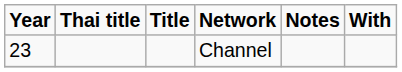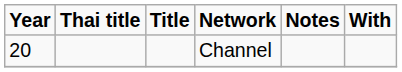(20, 51) 23 -> (20, 51) 20
